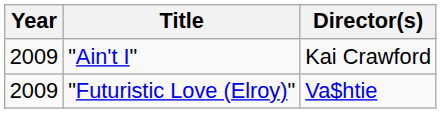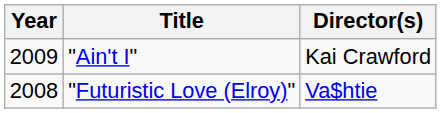(34, 90) 2009 -> (34, 90) 2008
